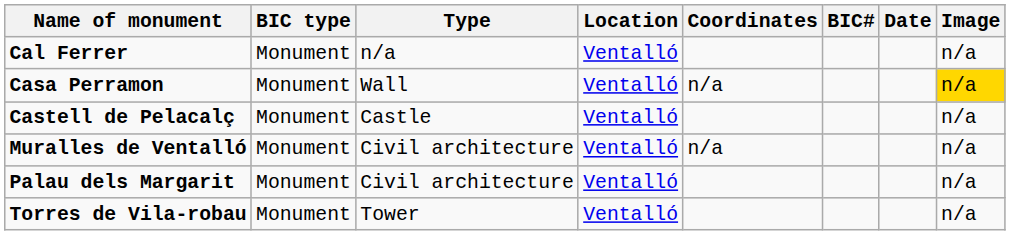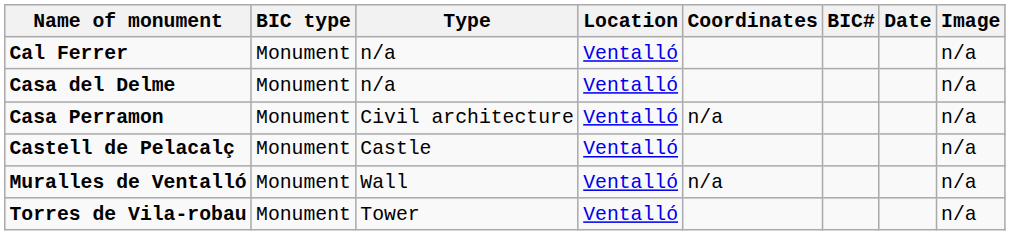+ row: (92, 85)
(384, 85) Wall -> (467, 117) Civil architecture
(959, 85) gold background -> (959, 117) no background
(467, 150) Civil architecture -> (384, 182) Wall
- row: (122, 182)
